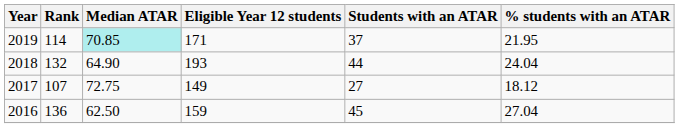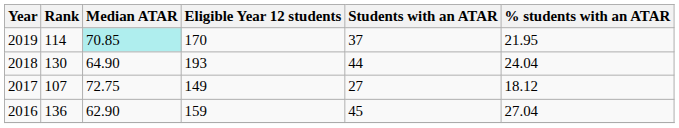(196, 39) 171 -> (196, 39) 170
(56, 63) 132 -> (56, 63) 130
(103, 110) 62.50 -> (103, 110) 62.90
